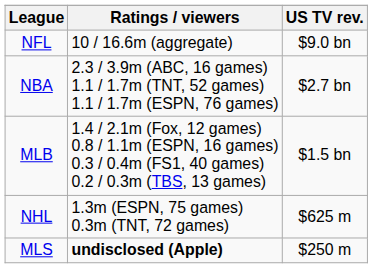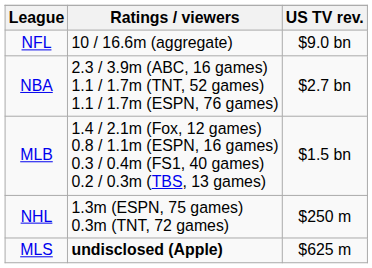(325, 216) $625 m -> (325, 216) $250 m
(325, 250) $250 m -> (325, 250) $625 m
